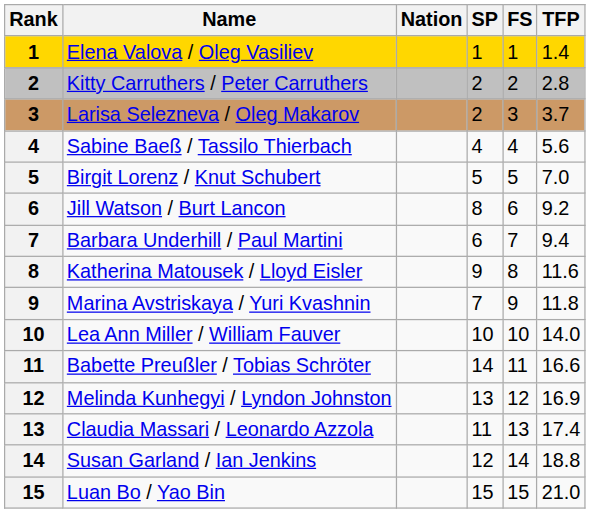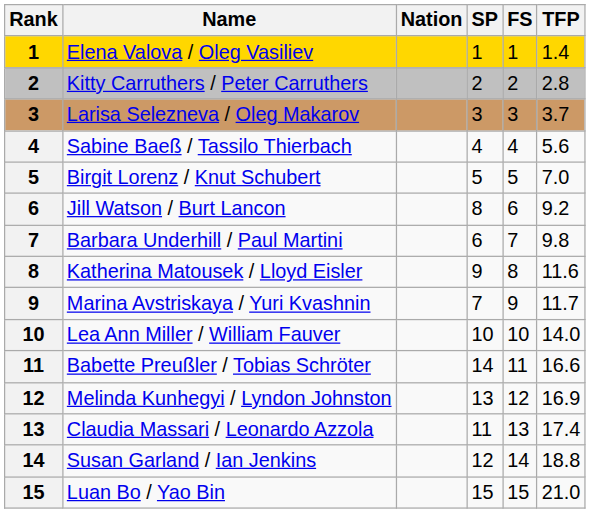(477, 114) 2 -> (477, 114) 3
(555, 240) 9.4 -> (555, 240) 9.8
(560, 303) 11.8 -> (560, 303) 11.7
